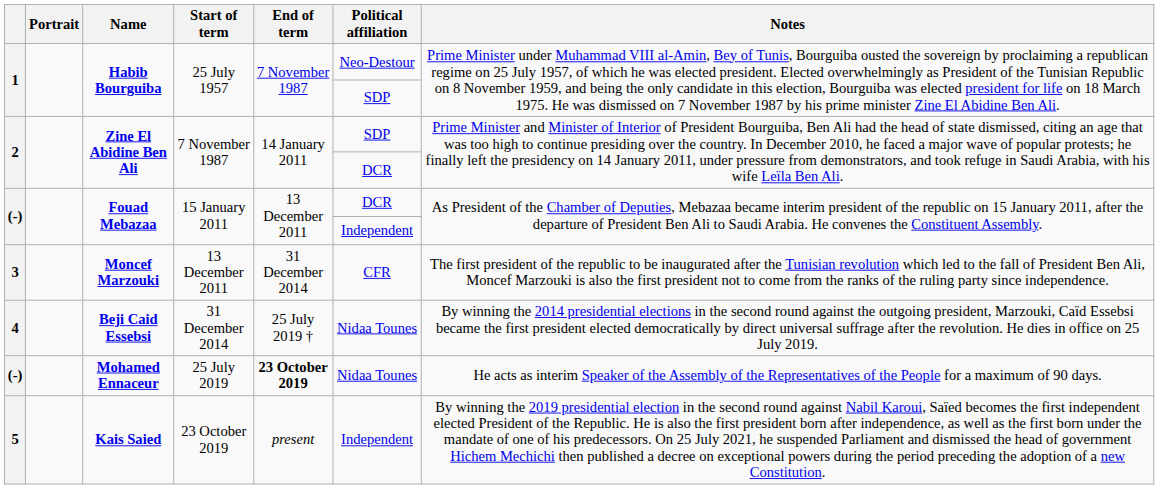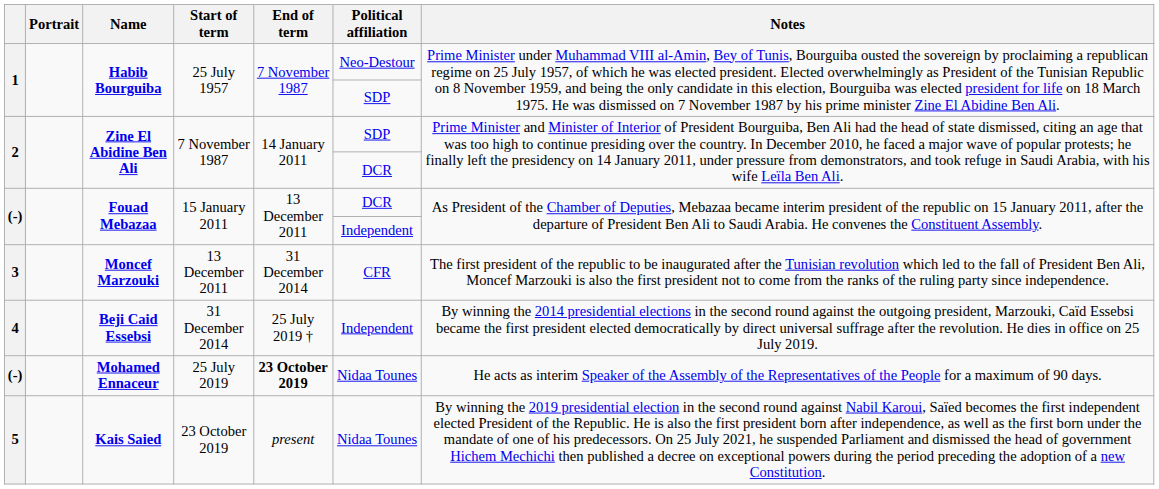(377, 328) Nidaa Tounes -> (377, 328) Independent
(377, 439) Independent -> (377, 439) Nidaa Tounes
